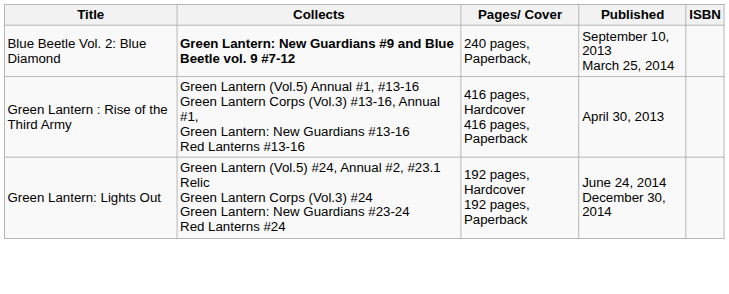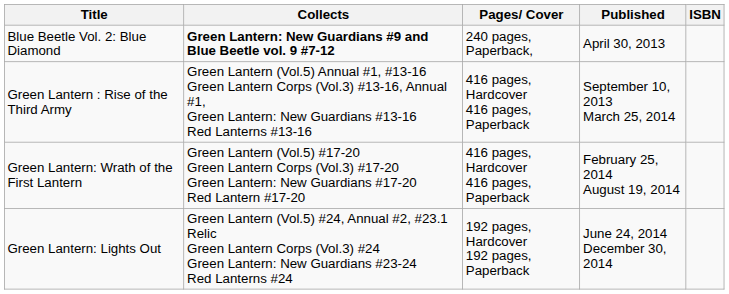(628, 51) September 10, 2013 March 25, 2014 -> (624, 43) April 30, 2013
(623, 116) April 30, 2013 -> (629, 101) September 10, 2013 March 25, 2014
+ row: (90, 175)
